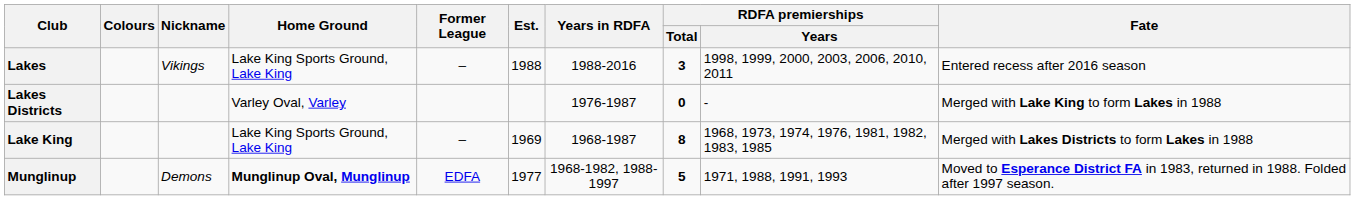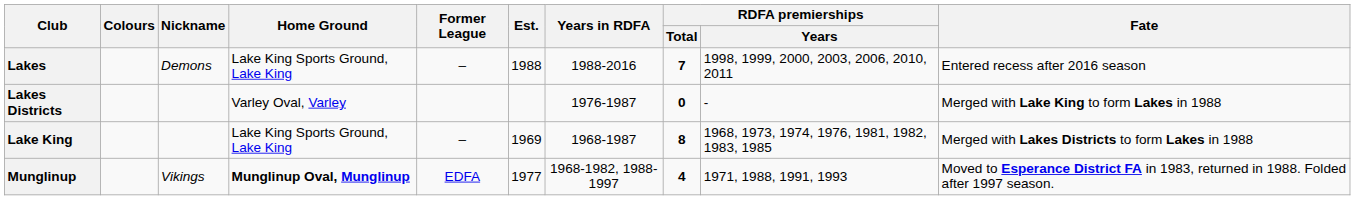(183, 66) Vikings -> (186, 66) Demons
(682, 66) 3 -> (682, 66) 7
(186, 176) Demons -> (183, 176) Vikings
(682, 176) 5 -> (682, 176) 4
